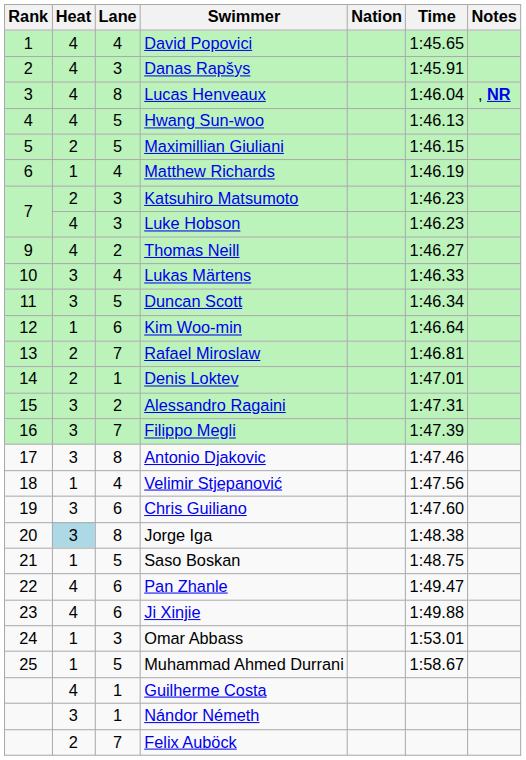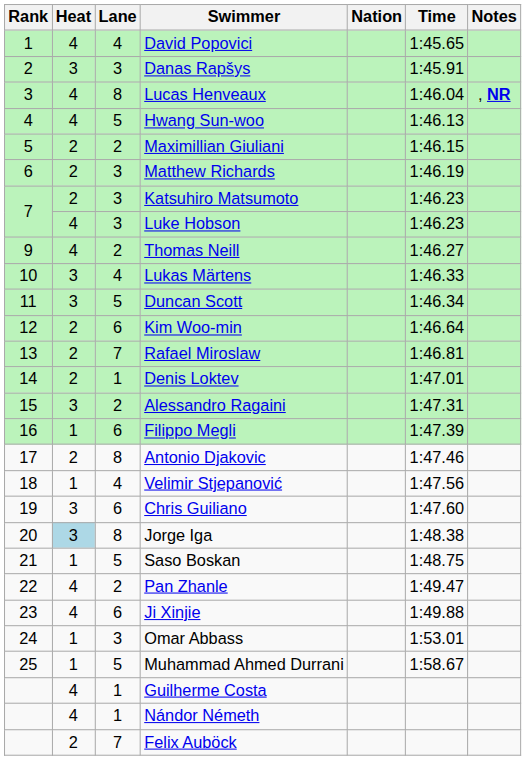(73, 69) 4 -> (73, 69) 3
(118, 146) 5 -> (118, 146) 2
(73, 172) 1 -> (73, 172) 2
(118, 172) 4 -> (118, 172) 3
(73, 328) 1 -> (73, 328) 2
(73, 431) 3 -> (73, 431) 1
(118, 431) 7 -> (118, 431) 6
(73, 457) 3 -> (73, 457) 2
(118, 586) 6 -> (118, 586) 2
(73, 716) 3 -> (73, 716) 4
